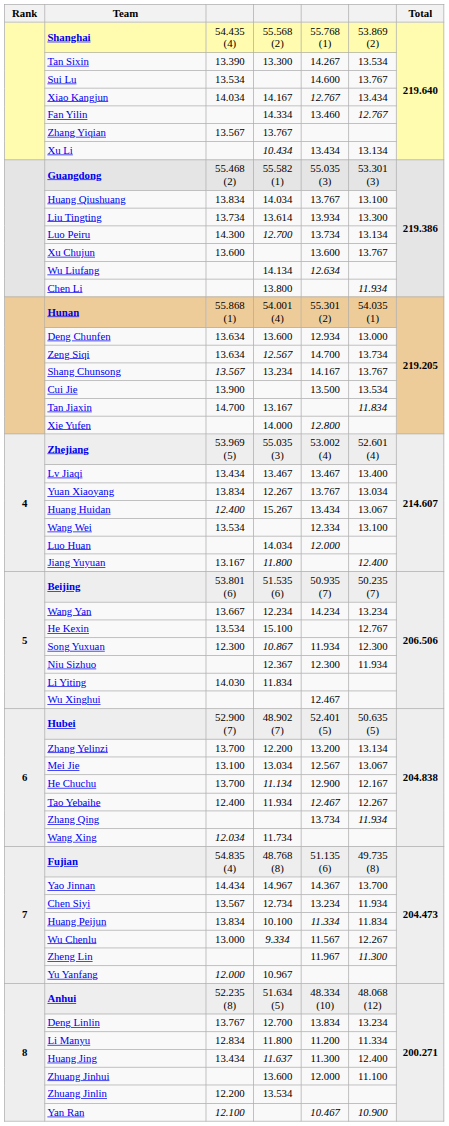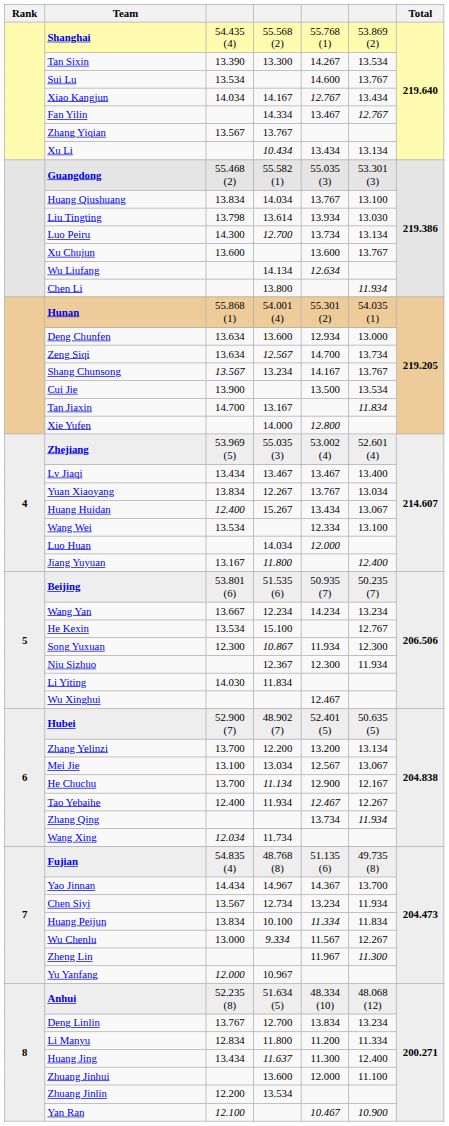(325, 115) 13.460 -> (325, 115) 13.467
(230, 217) 13.734 -> (230, 217) 13.798
(373, 217) 13.300 -> (373, 217) 13.030
